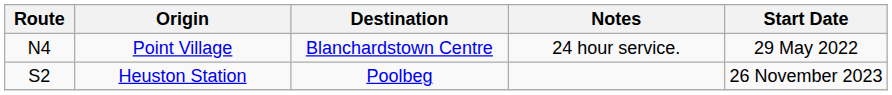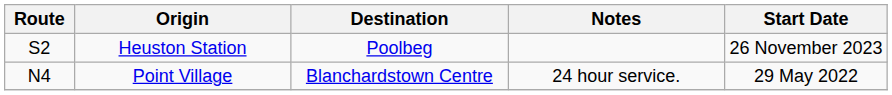rows swapped: (183, 48) <-> (183, 76)
